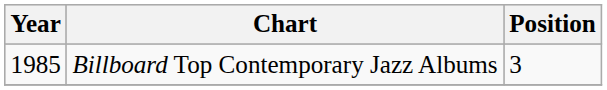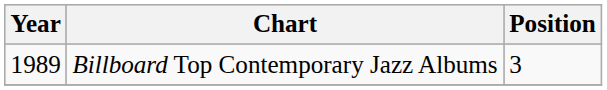(36, 64) 1985 -> (36, 64) 1989
